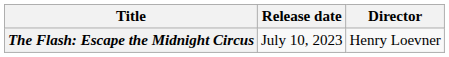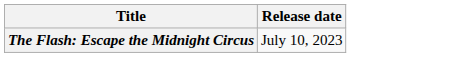- column: (395, 16)
